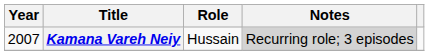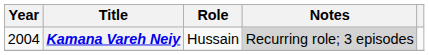(24, 38) 2007 -> (24, 38) 2004
